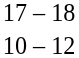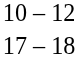rows swapped: (39, 46) <-> (39, 12)
